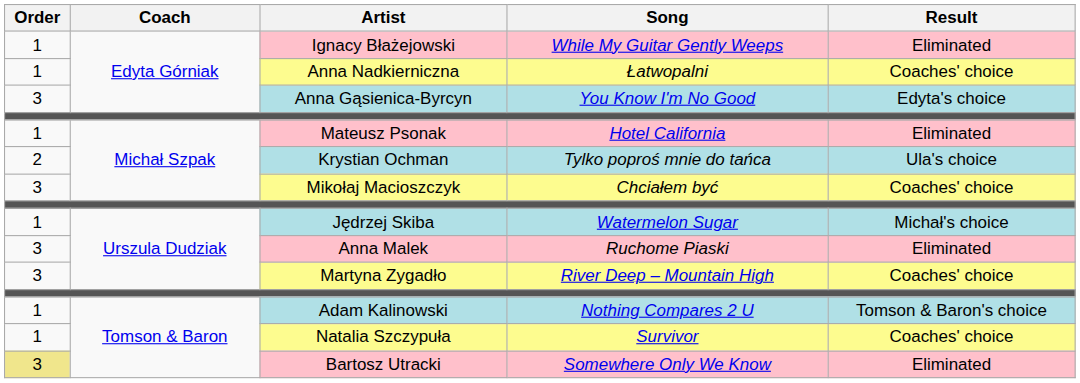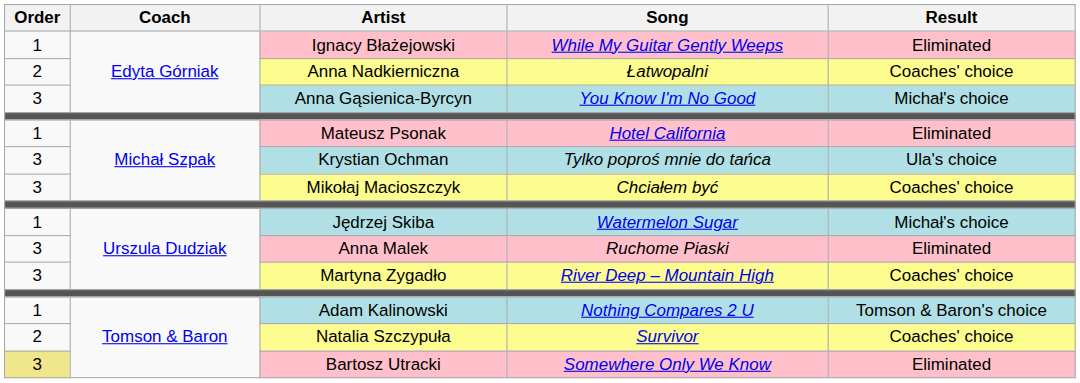(37, 71) 1 -> (37, 71) 2
(951, 98) Edyta's choice -> (951, 98) Michał's choice
(37, 160) 2 -> (37, 160) 3
(37, 337) 1 -> (37, 337) 2
